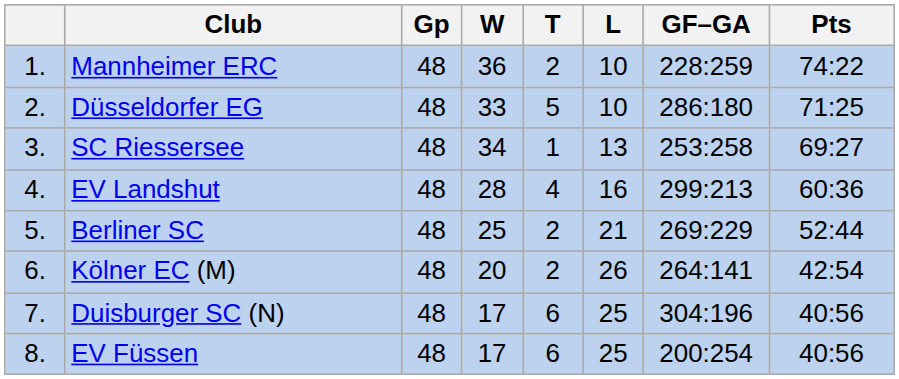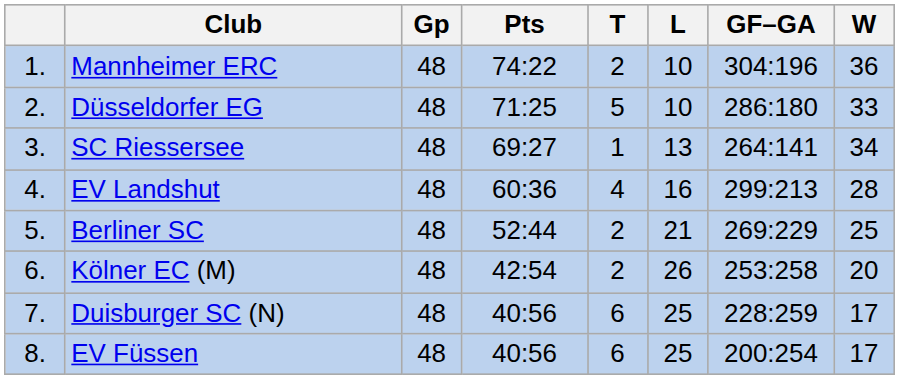columns swapped: (492, 25) <-> (832, 25)
(706, 66) 228:259 -> (771, 66) 304:196
(706, 148) 253:258 -> (771, 148) 264:141
(706, 271) 264:141 -> (771, 271) 253:258
(706, 312) 304:196 -> (771, 312) 228:259
